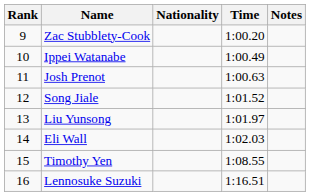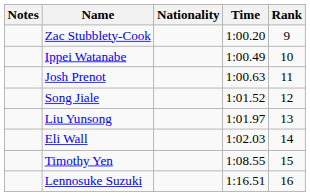columns swapped: (23, 14) <-> (286, 14)
